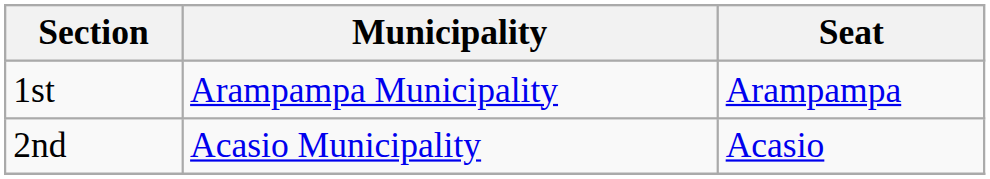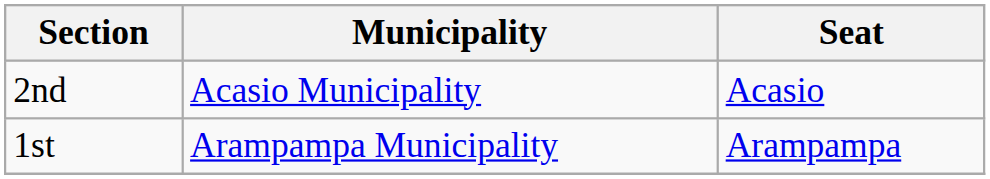rows swapped: (34, 88) <-> (40, 145)
